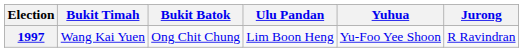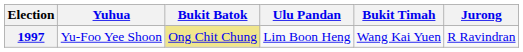columns swapped: (390, 15) <-> (103, 15)
(196, 36) no background -> (213, 36) khaki background
